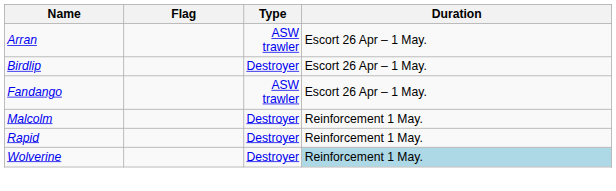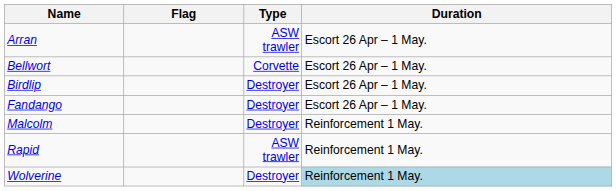+ row: (29, 66)
(281, 92) ASW trawler -> (273, 104) Destroyer
(273, 137) Destroyer -> (281, 150) ASW trawler
